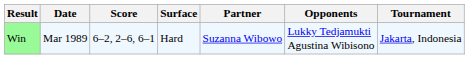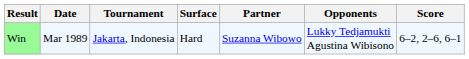columns swapped: (421, 13) <-> (124, 13)
